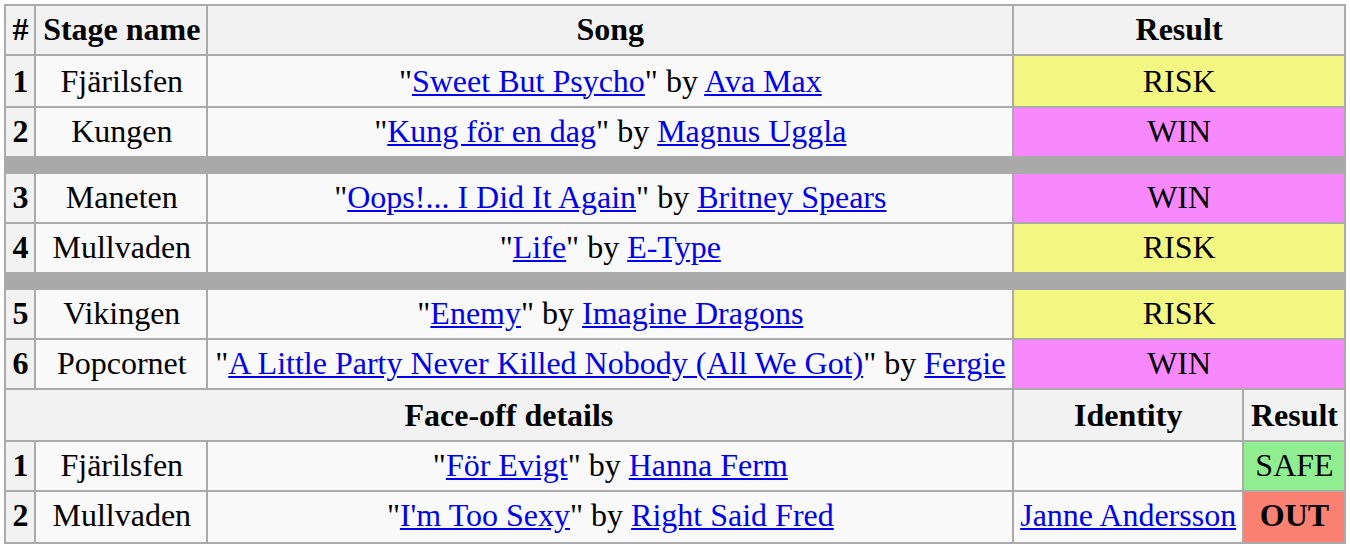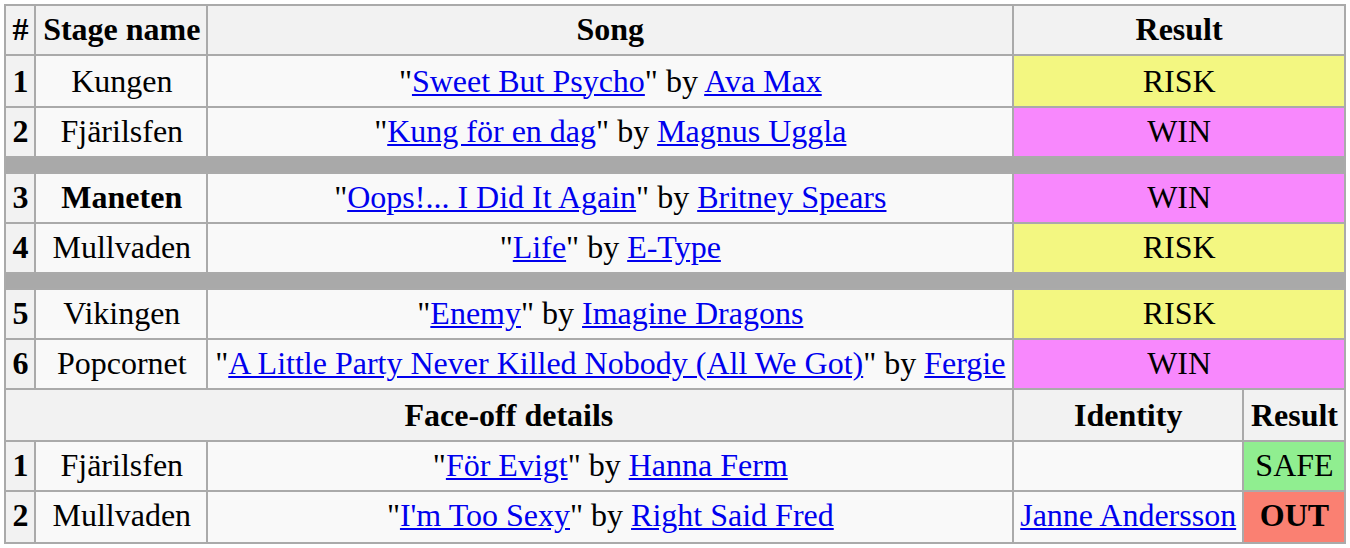(122, 80) Fjärilsfen -> (122, 80) Kungen
(122, 131) Kungen -> (122, 131) Fjärilsfen
(122, 196) normal -> (122, 196) bold
